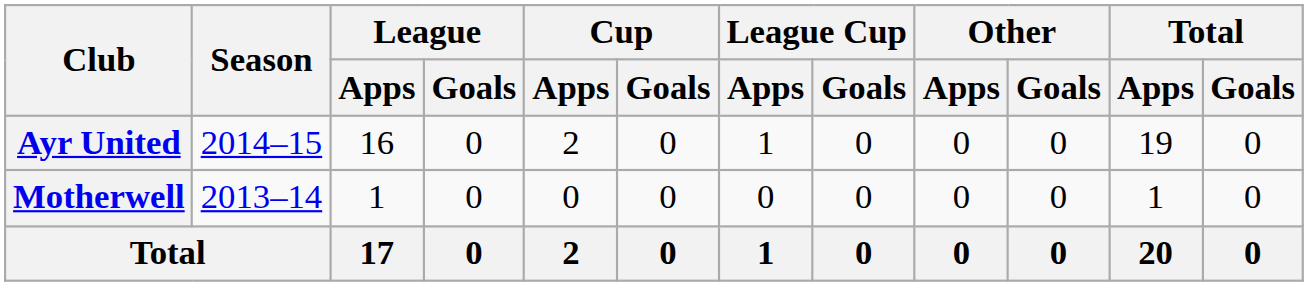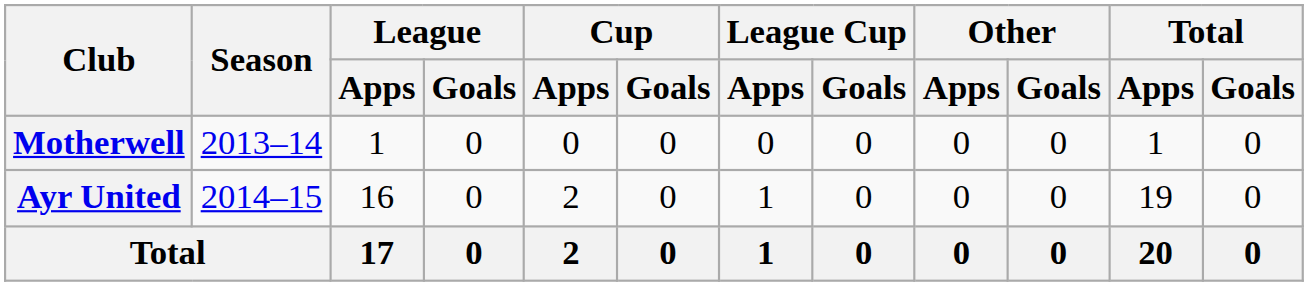rows swapped: (99, 197) <-> (99, 142)
